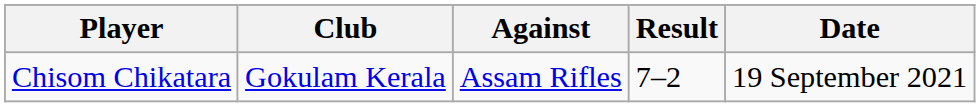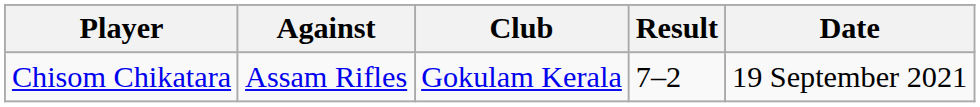columns swapped: (345, 28) <-> (541, 28)
